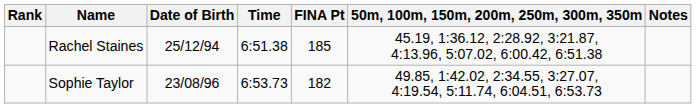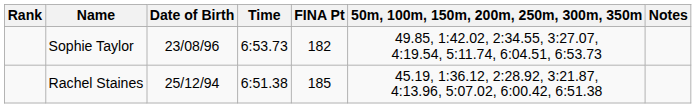rows swapped: (96, 45) <-> (91, 84)
